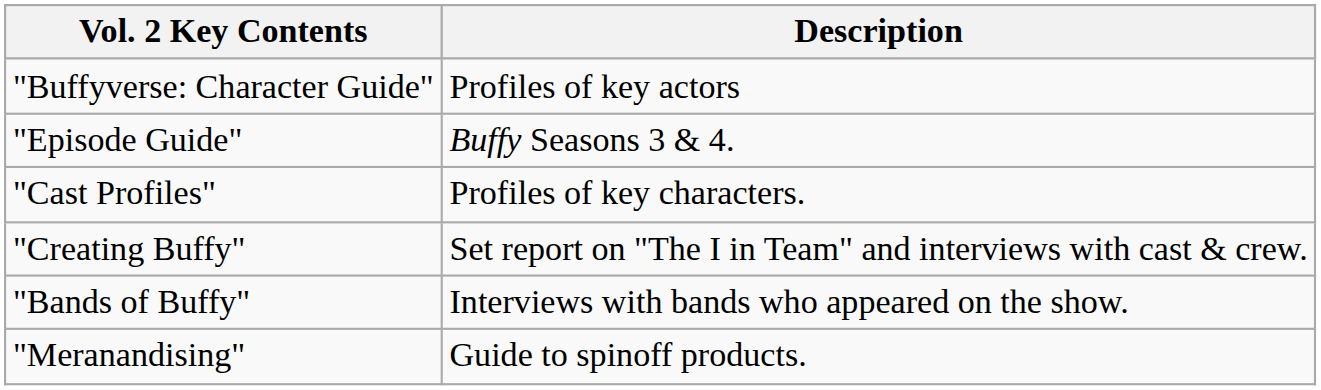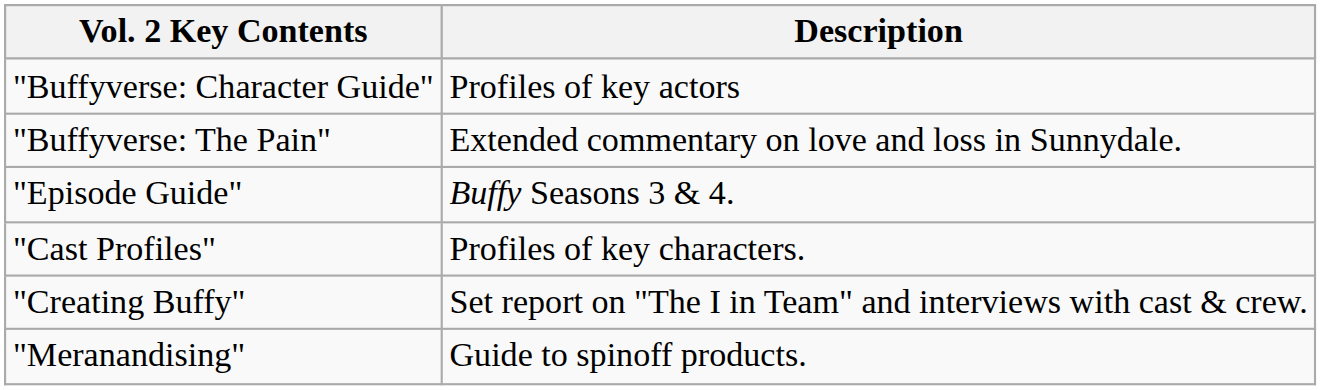+ row: (172, 139)
- row: (132, 301)
